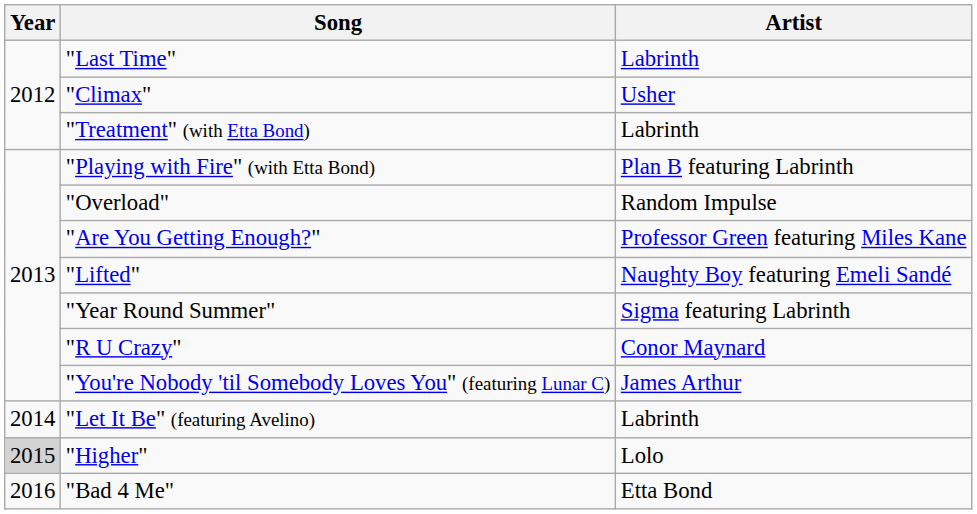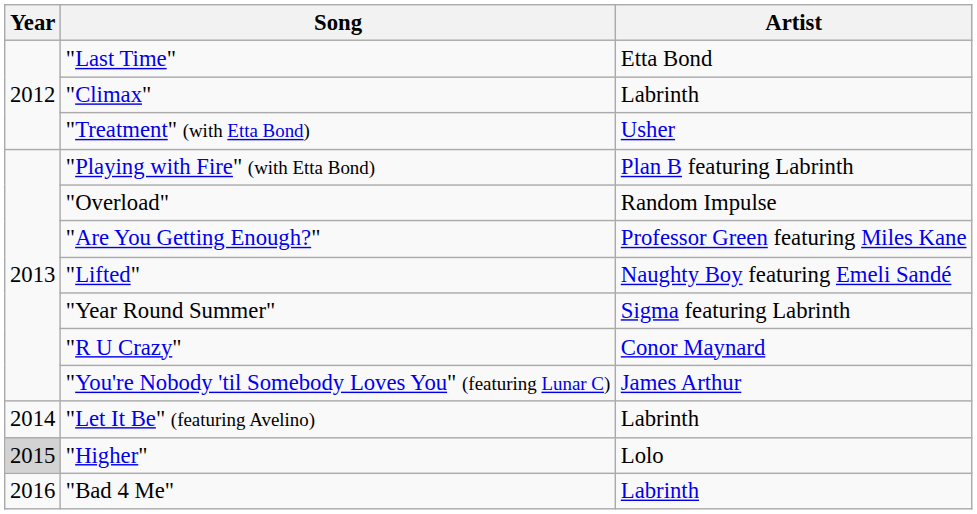(660, 58) Labrinth -> (667, 58) Etta Bond
(648, 94) Usher -> (660, 94) Labrinth
(660, 130) Labrinth -> (648, 130) Usher
(667, 490) Etta Bond -> (660, 490) Labrinth
